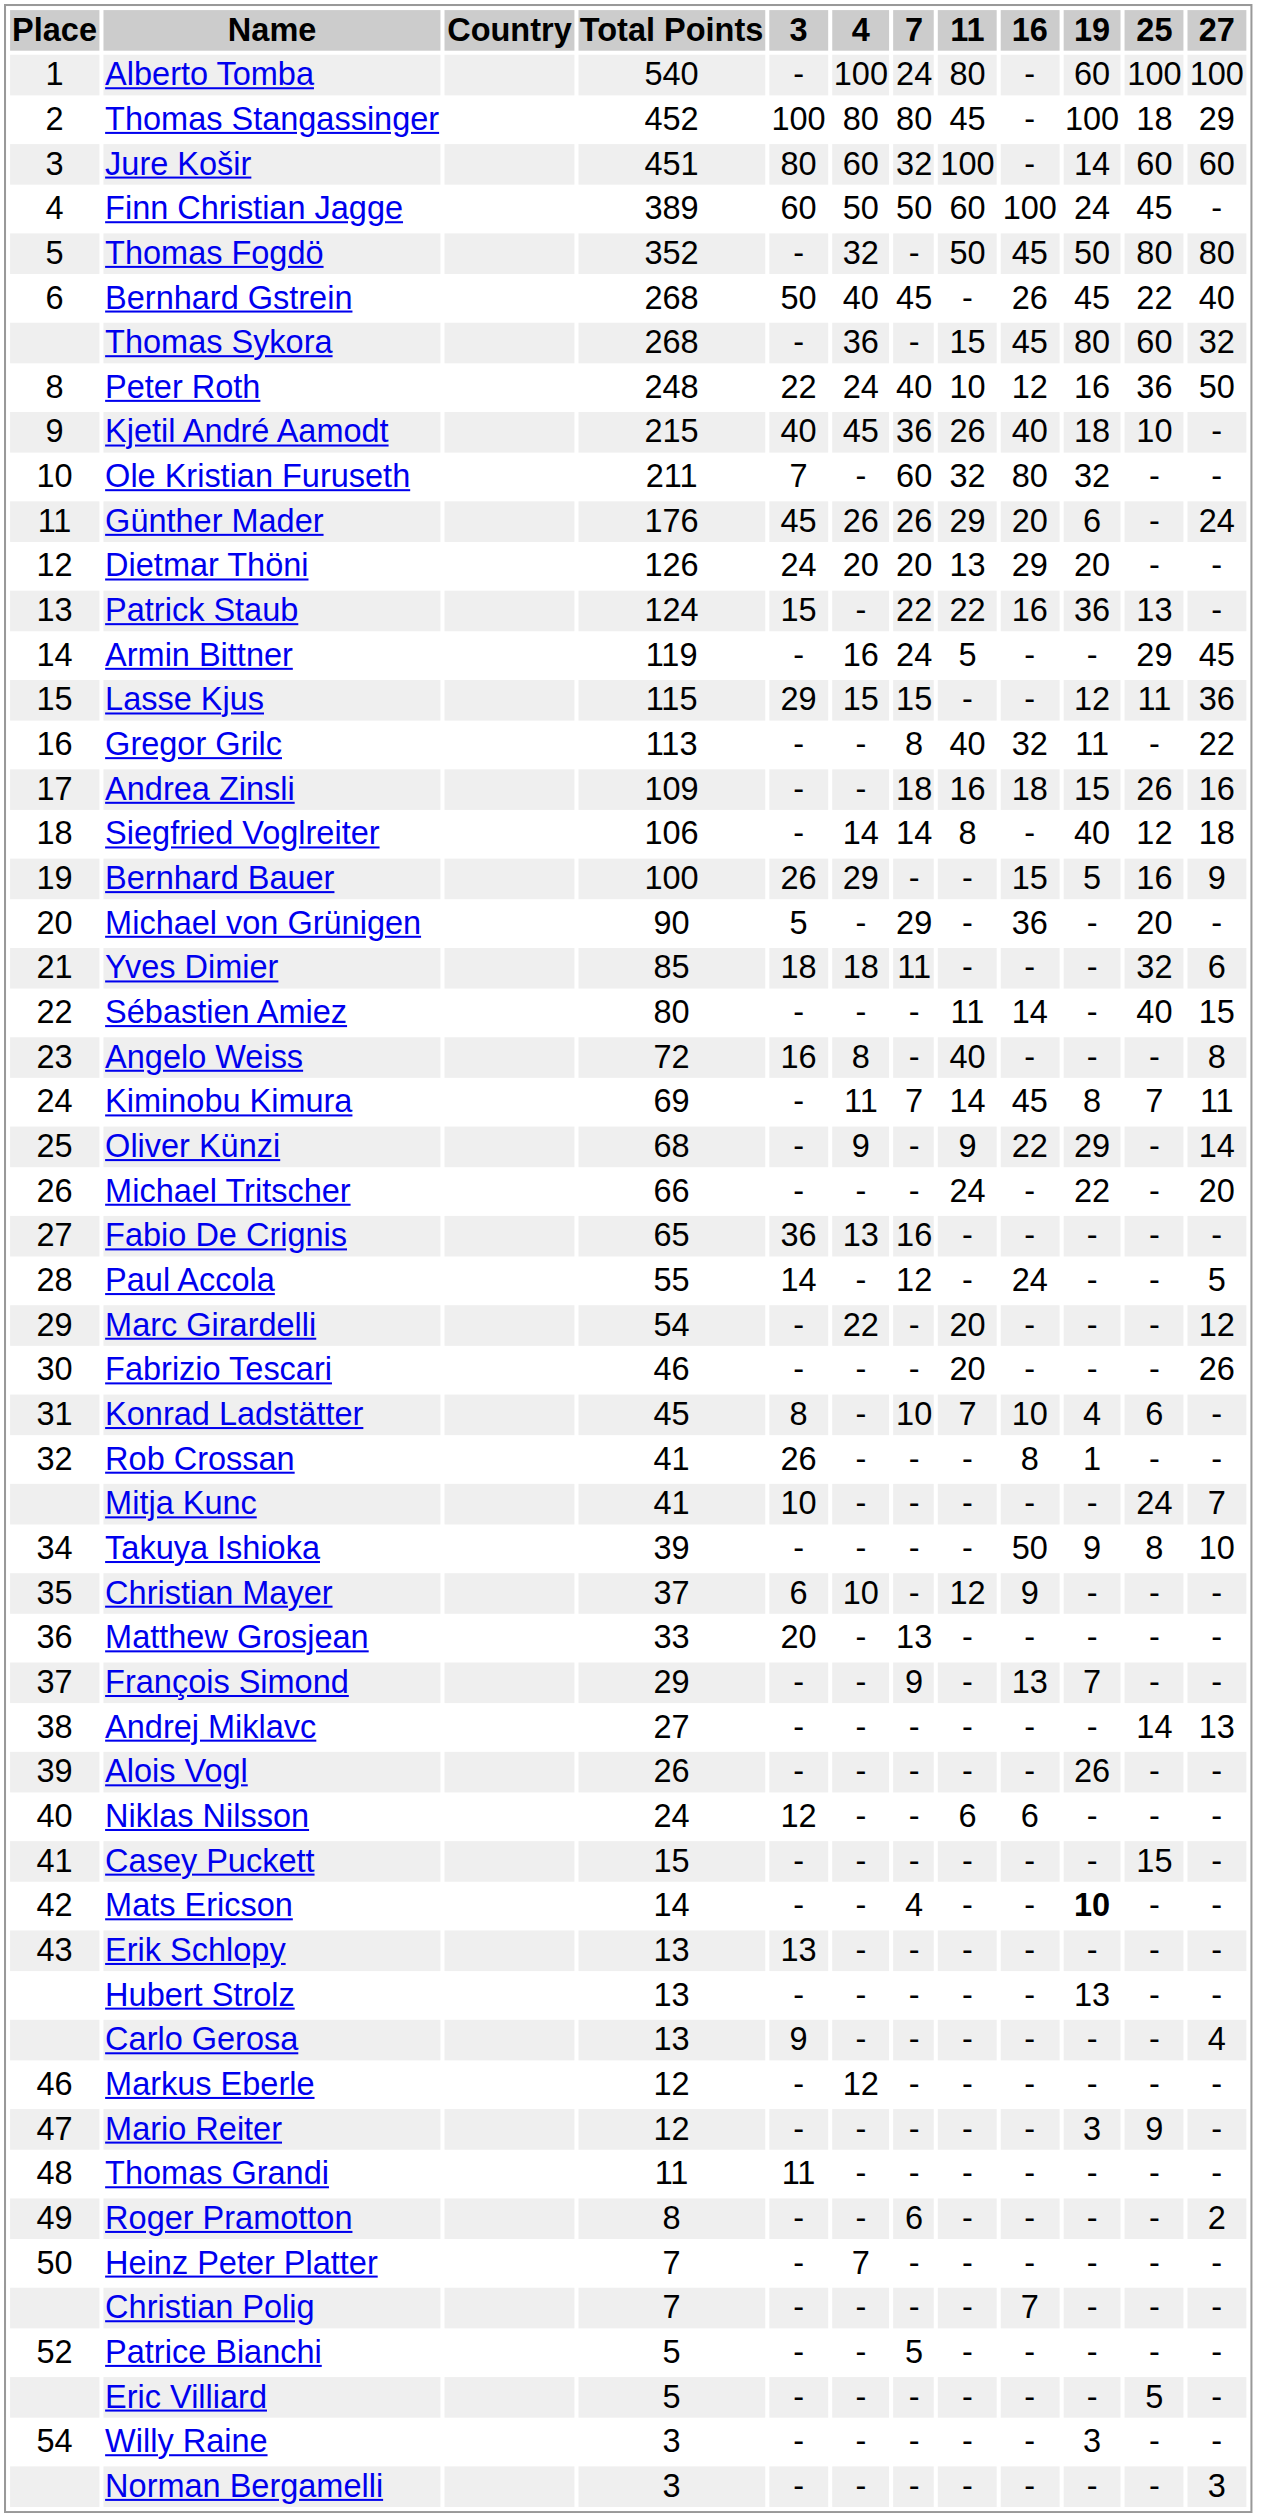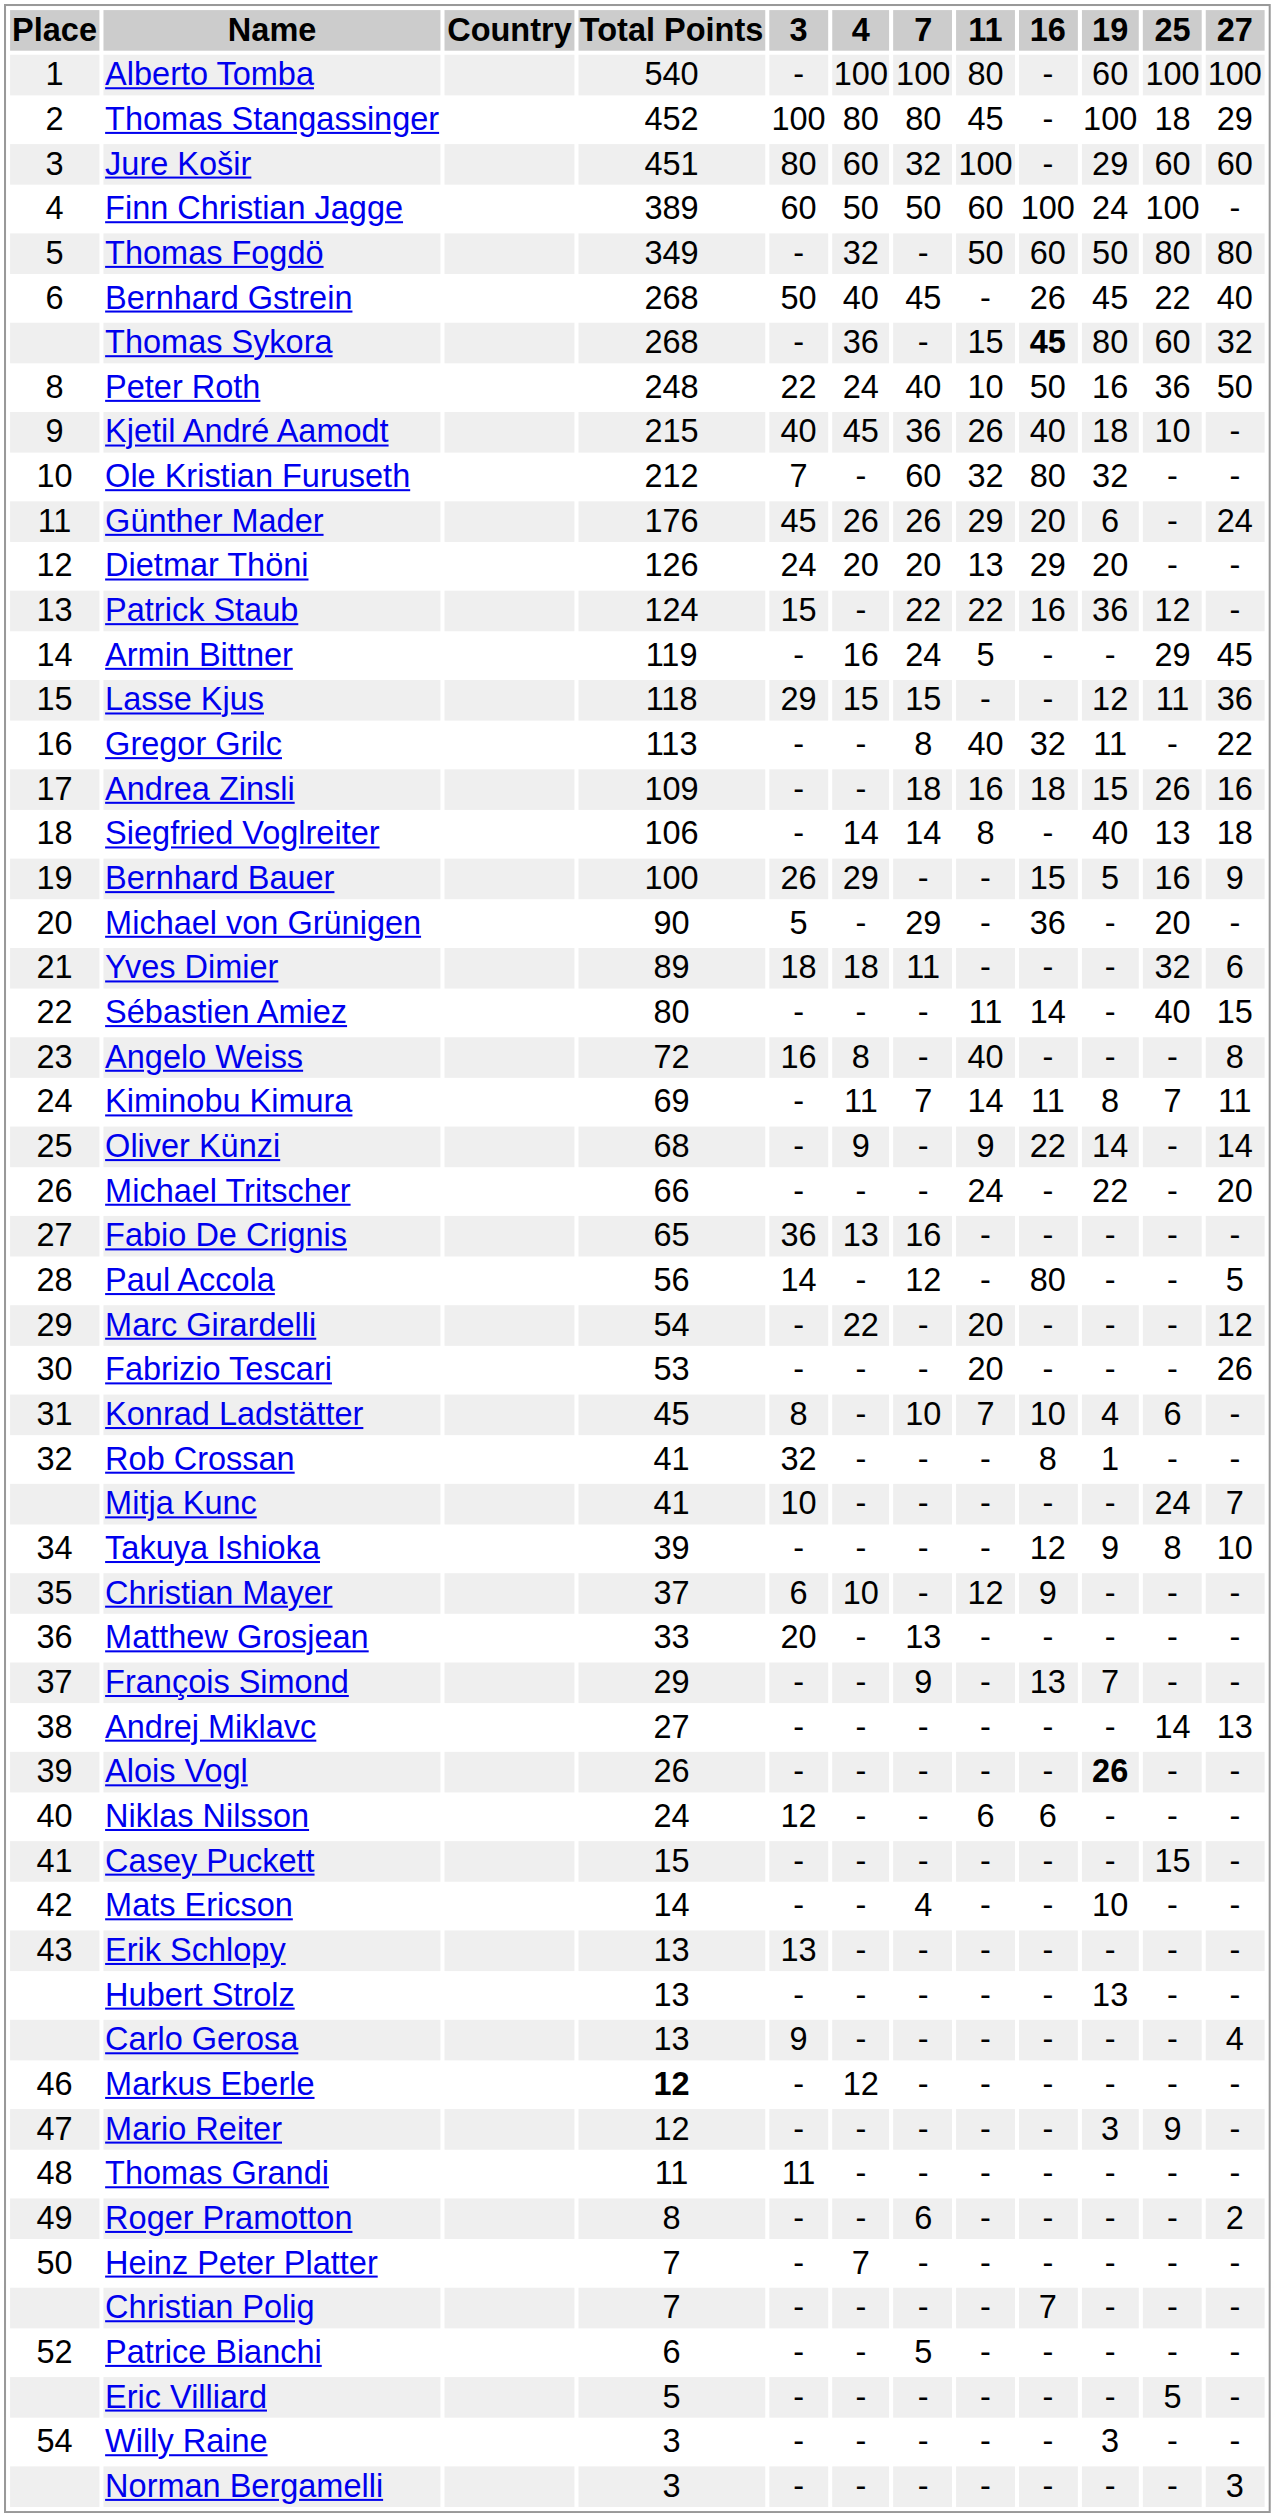(914, 74) 24 -> (923, 74) 100
(1092, 163) 14 -> (1110, 163) 29
(1154, 208) 45 -> (1173, 208) 100
(672, 253) 352 -> (672, 253) 349
(1030, 253) 45 -> (1048, 253) 60
(1030, 342) normal -> (1048, 342) bold
(1030, 387) 12 -> (1048, 387) 50
(672, 476) 211 -> (672, 476) 212
(1154, 610) 13 -> (1173, 610) 12
(672, 699) 115 -> (672, 699) 118
(1154, 833) 12 -> (1173, 833) 13
(672, 967) 85 -> (672, 967) 89
(1030, 1101) 45 -> (1048, 1101) 11
(1092, 1146) 29 -> (1110, 1146) 14
(672, 1280) 55 -> (672, 1280) 56
(1030, 1280) 24 -> (1048, 1280) 80
(672, 1369) 46 -> (672, 1369) 53
(799, 1458) 26 -> (799, 1458) 32
(1030, 1548) 50 -> (1048, 1548) 12
(1092, 1771) normal -> (1110, 1771) bold
(1092, 1905) bold -> (1110, 1905) normal
(672, 2084) normal -> (672, 2084) bold
(672, 2352) 5 -> (672, 2352) 6
